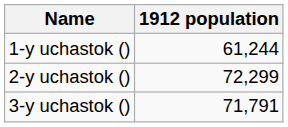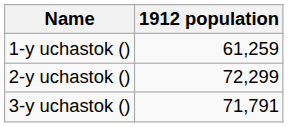(251, 48) 61,244 -> (251, 48) 61,259
